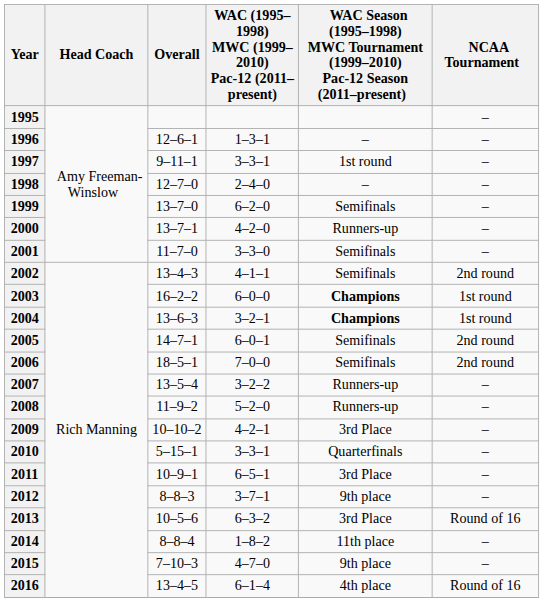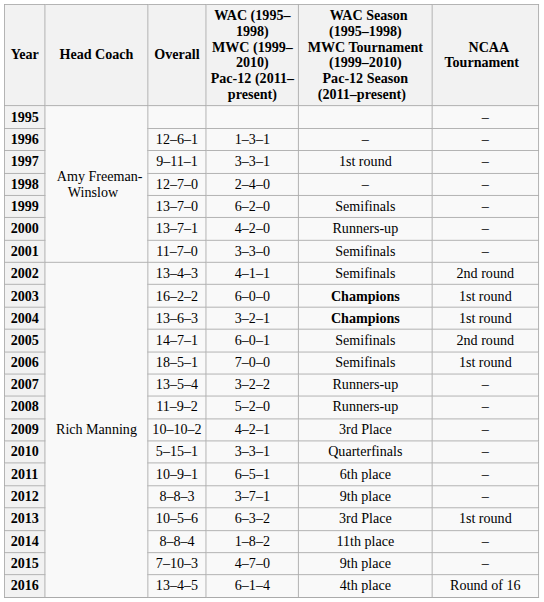(485, 362) 2nd round -> (485, 362) 1st round
(365, 474) 3rd Place -> (365, 474) 6th place
(485, 519) Round of 16 -> (485, 519) 1st round
